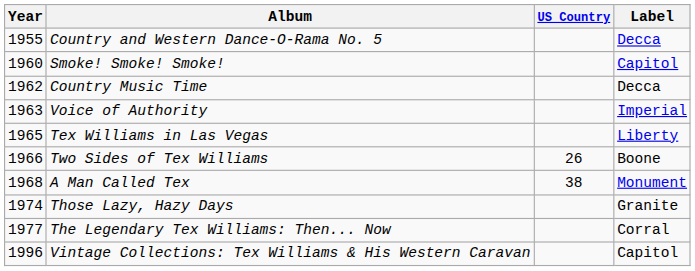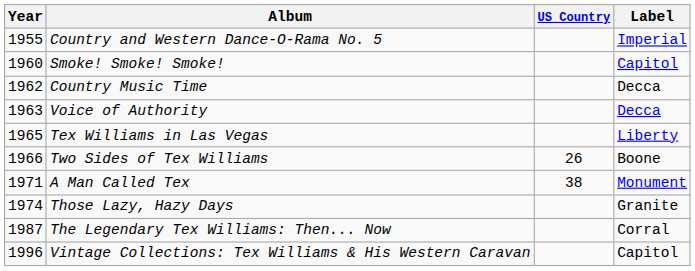(639, 40) Decca -> (652, 40) Imperial
(652, 111) Imperial -> (639, 111) Decca
(26, 183) 1968 -> (26, 183) 1971
(26, 230) 1977 -> (26, 230) 1987
